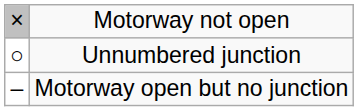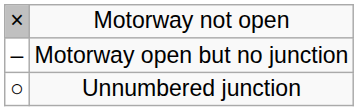rows swapped: (191, 88) <-> (191, 54)
